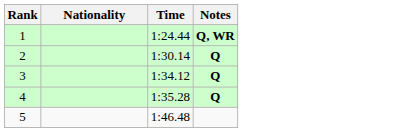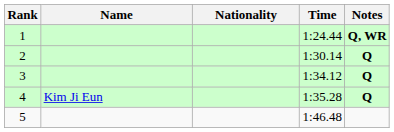+ column: (117, 14)
